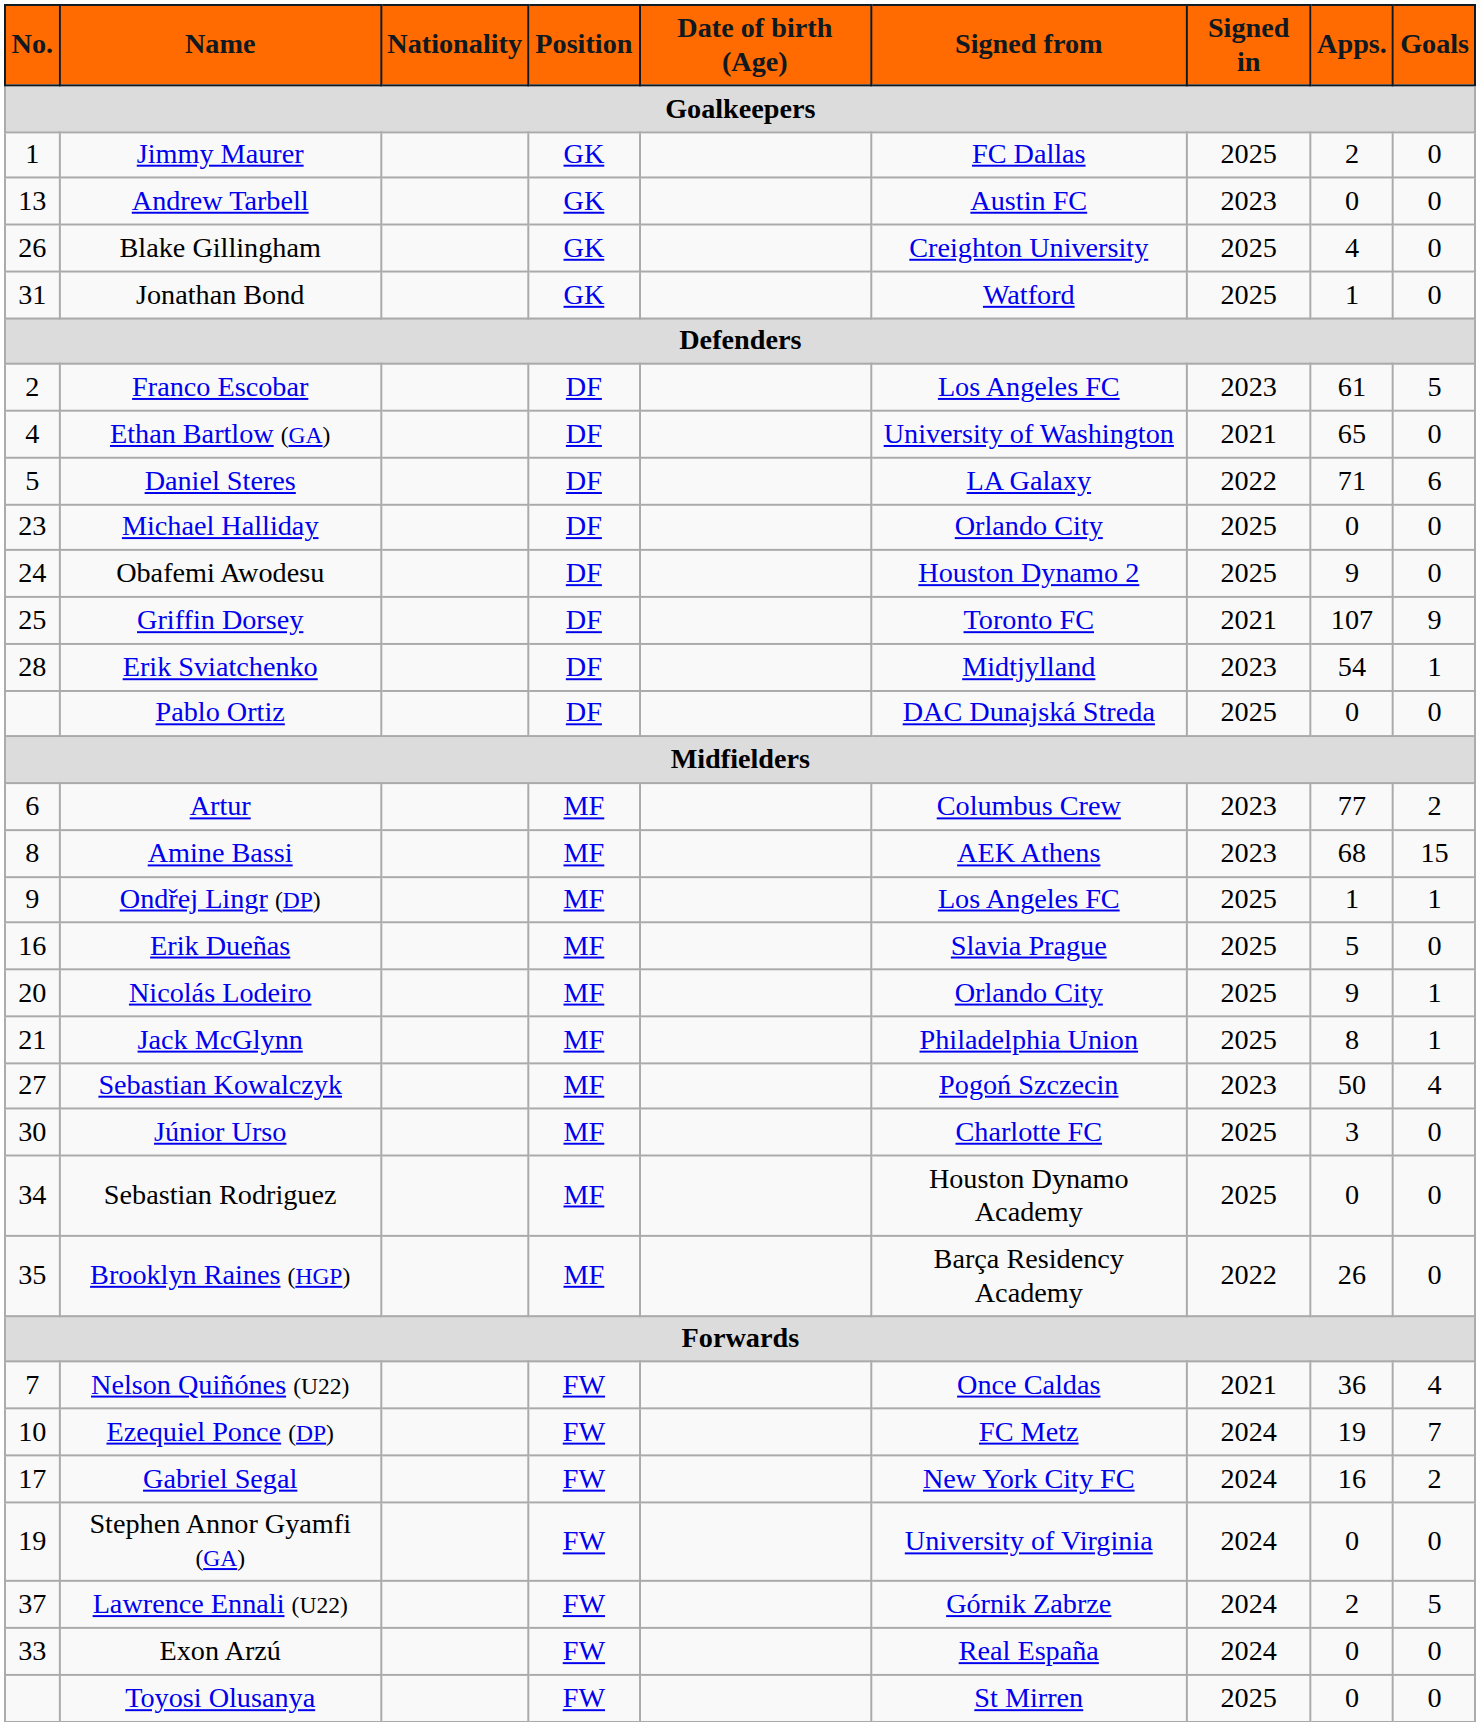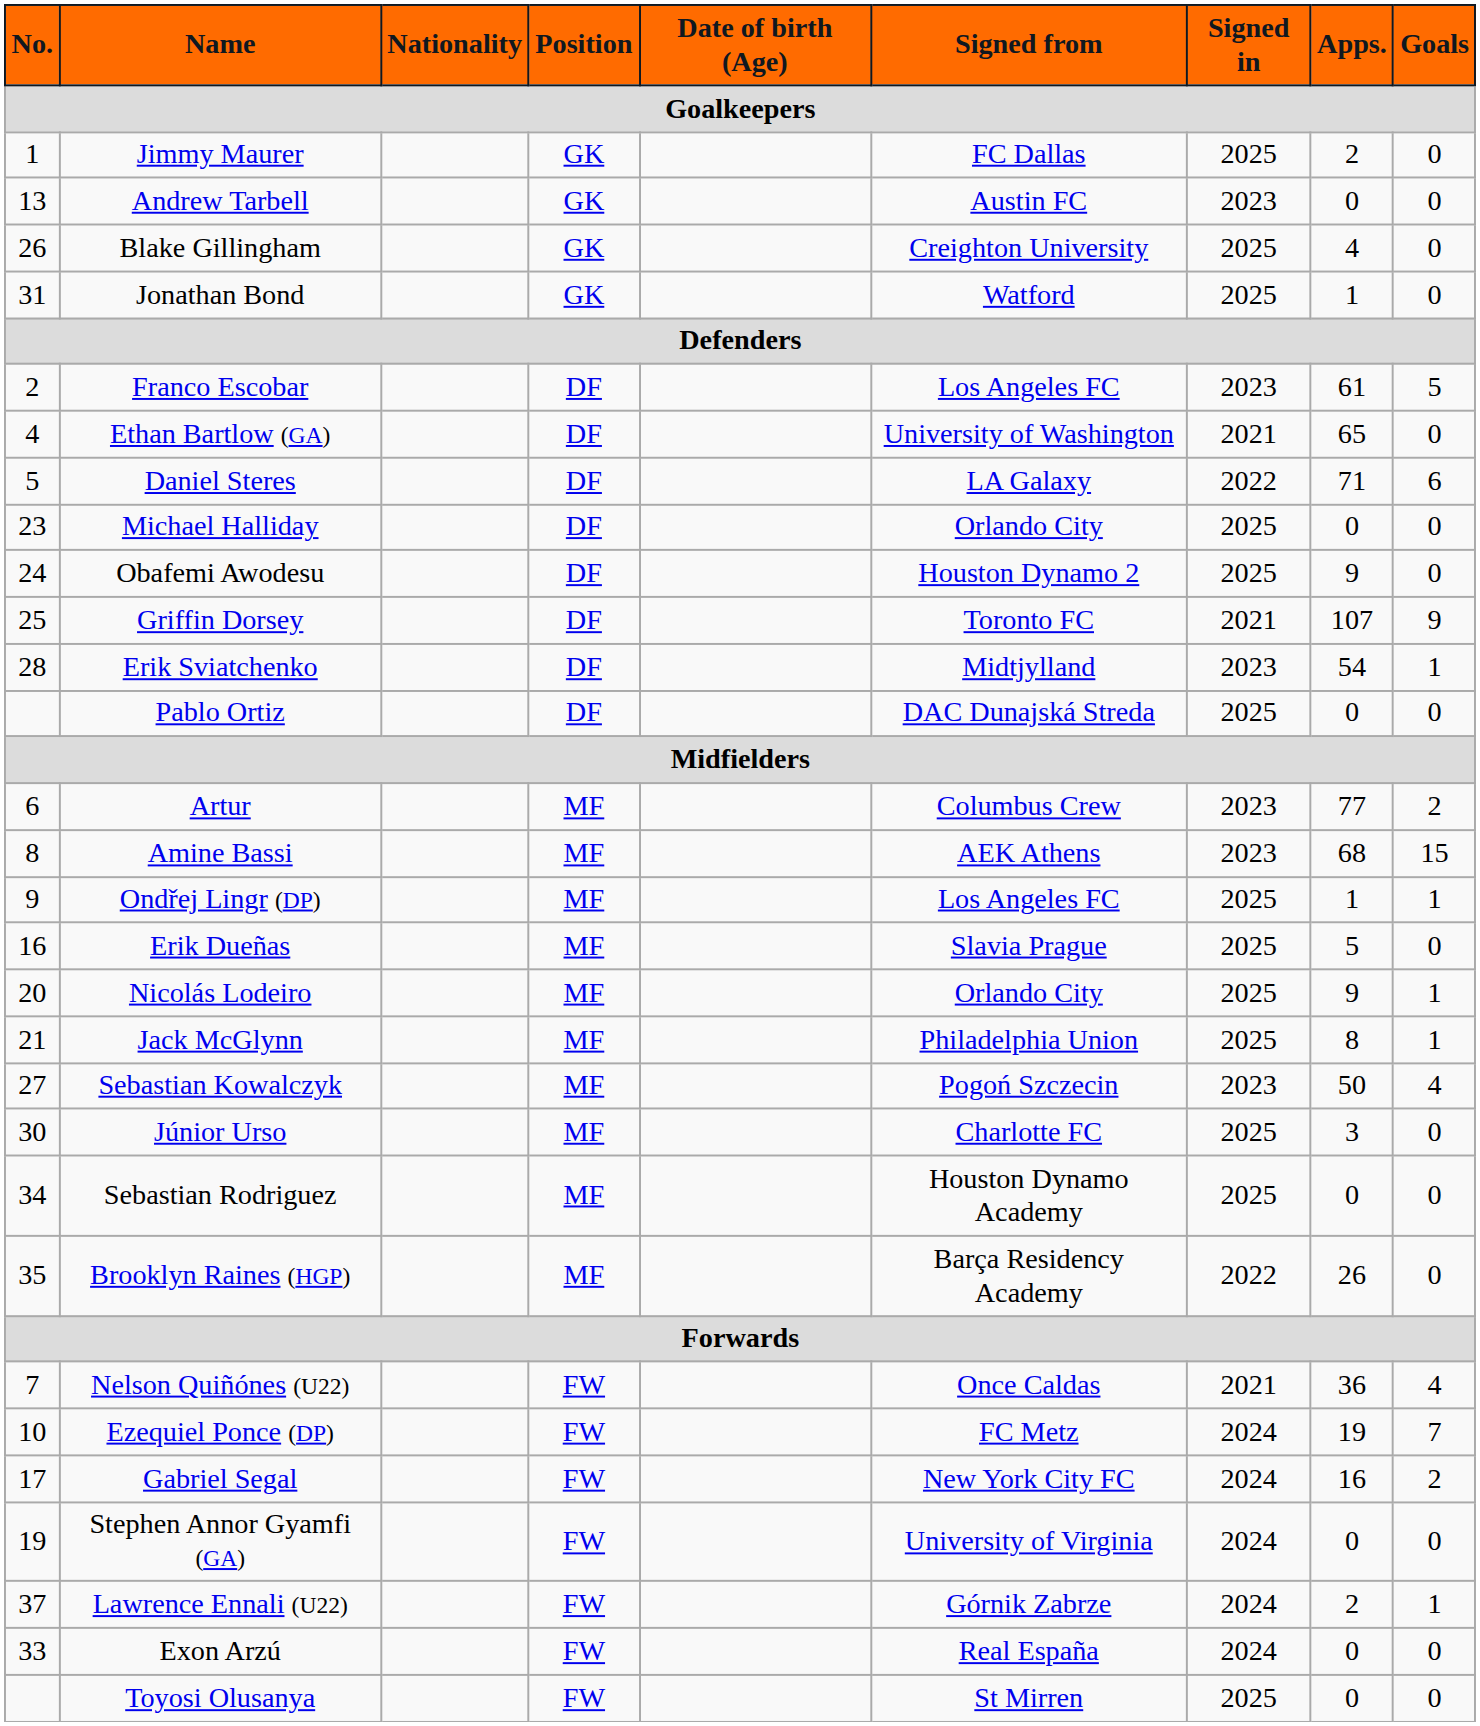(1435, 1604) 5 -> (1435, 1604) 1
